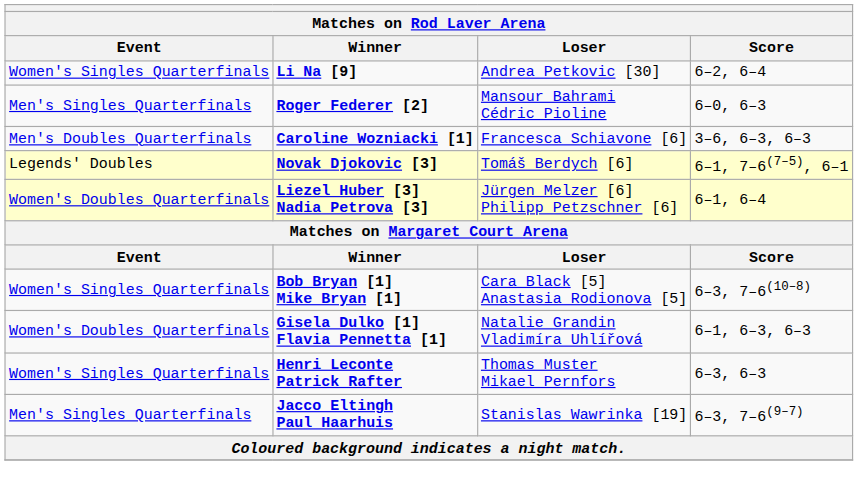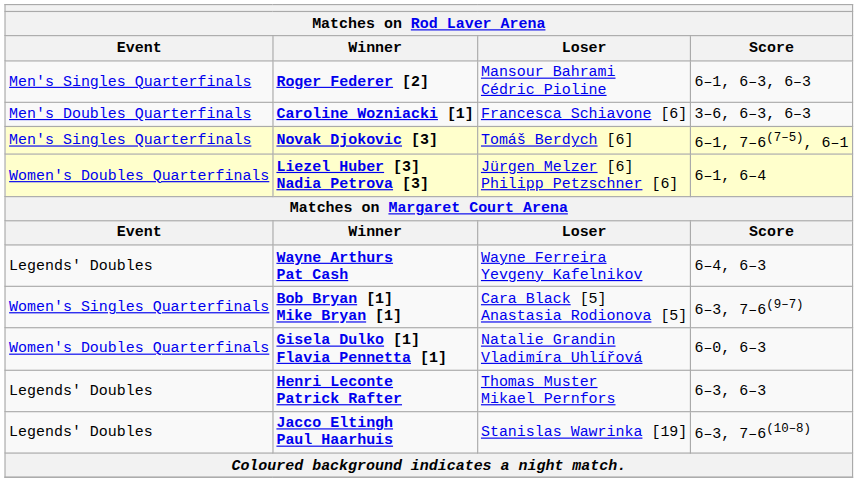- row: (317, 73)
(730, 106) 6–0, 6–3 -> (753, 81) 6–1, 6–3, 6–3
(81, 165) Legends' Doubles -> (130, 140) Men's Singles Quarterfinals
+ row: (335, 266)
(753, 290) 6–3, 7–6(10–8) -> (749, 307) 6–3, 7–6(9–7)
(753, 332) 6–1, 6–3, 6–3 -> (730, 349) 6–0, 6–3
(139, 373) Women's Singles Quarterfinals -> (81, 391) Legends' Doubles
(130, 415) Men's Singles Quarterfinals -> (81, 432) Legends' Doubles
(749, 415) 6–3, 7–6(9–7) -> (753, 432) 6–3, 7–6(10–8)
